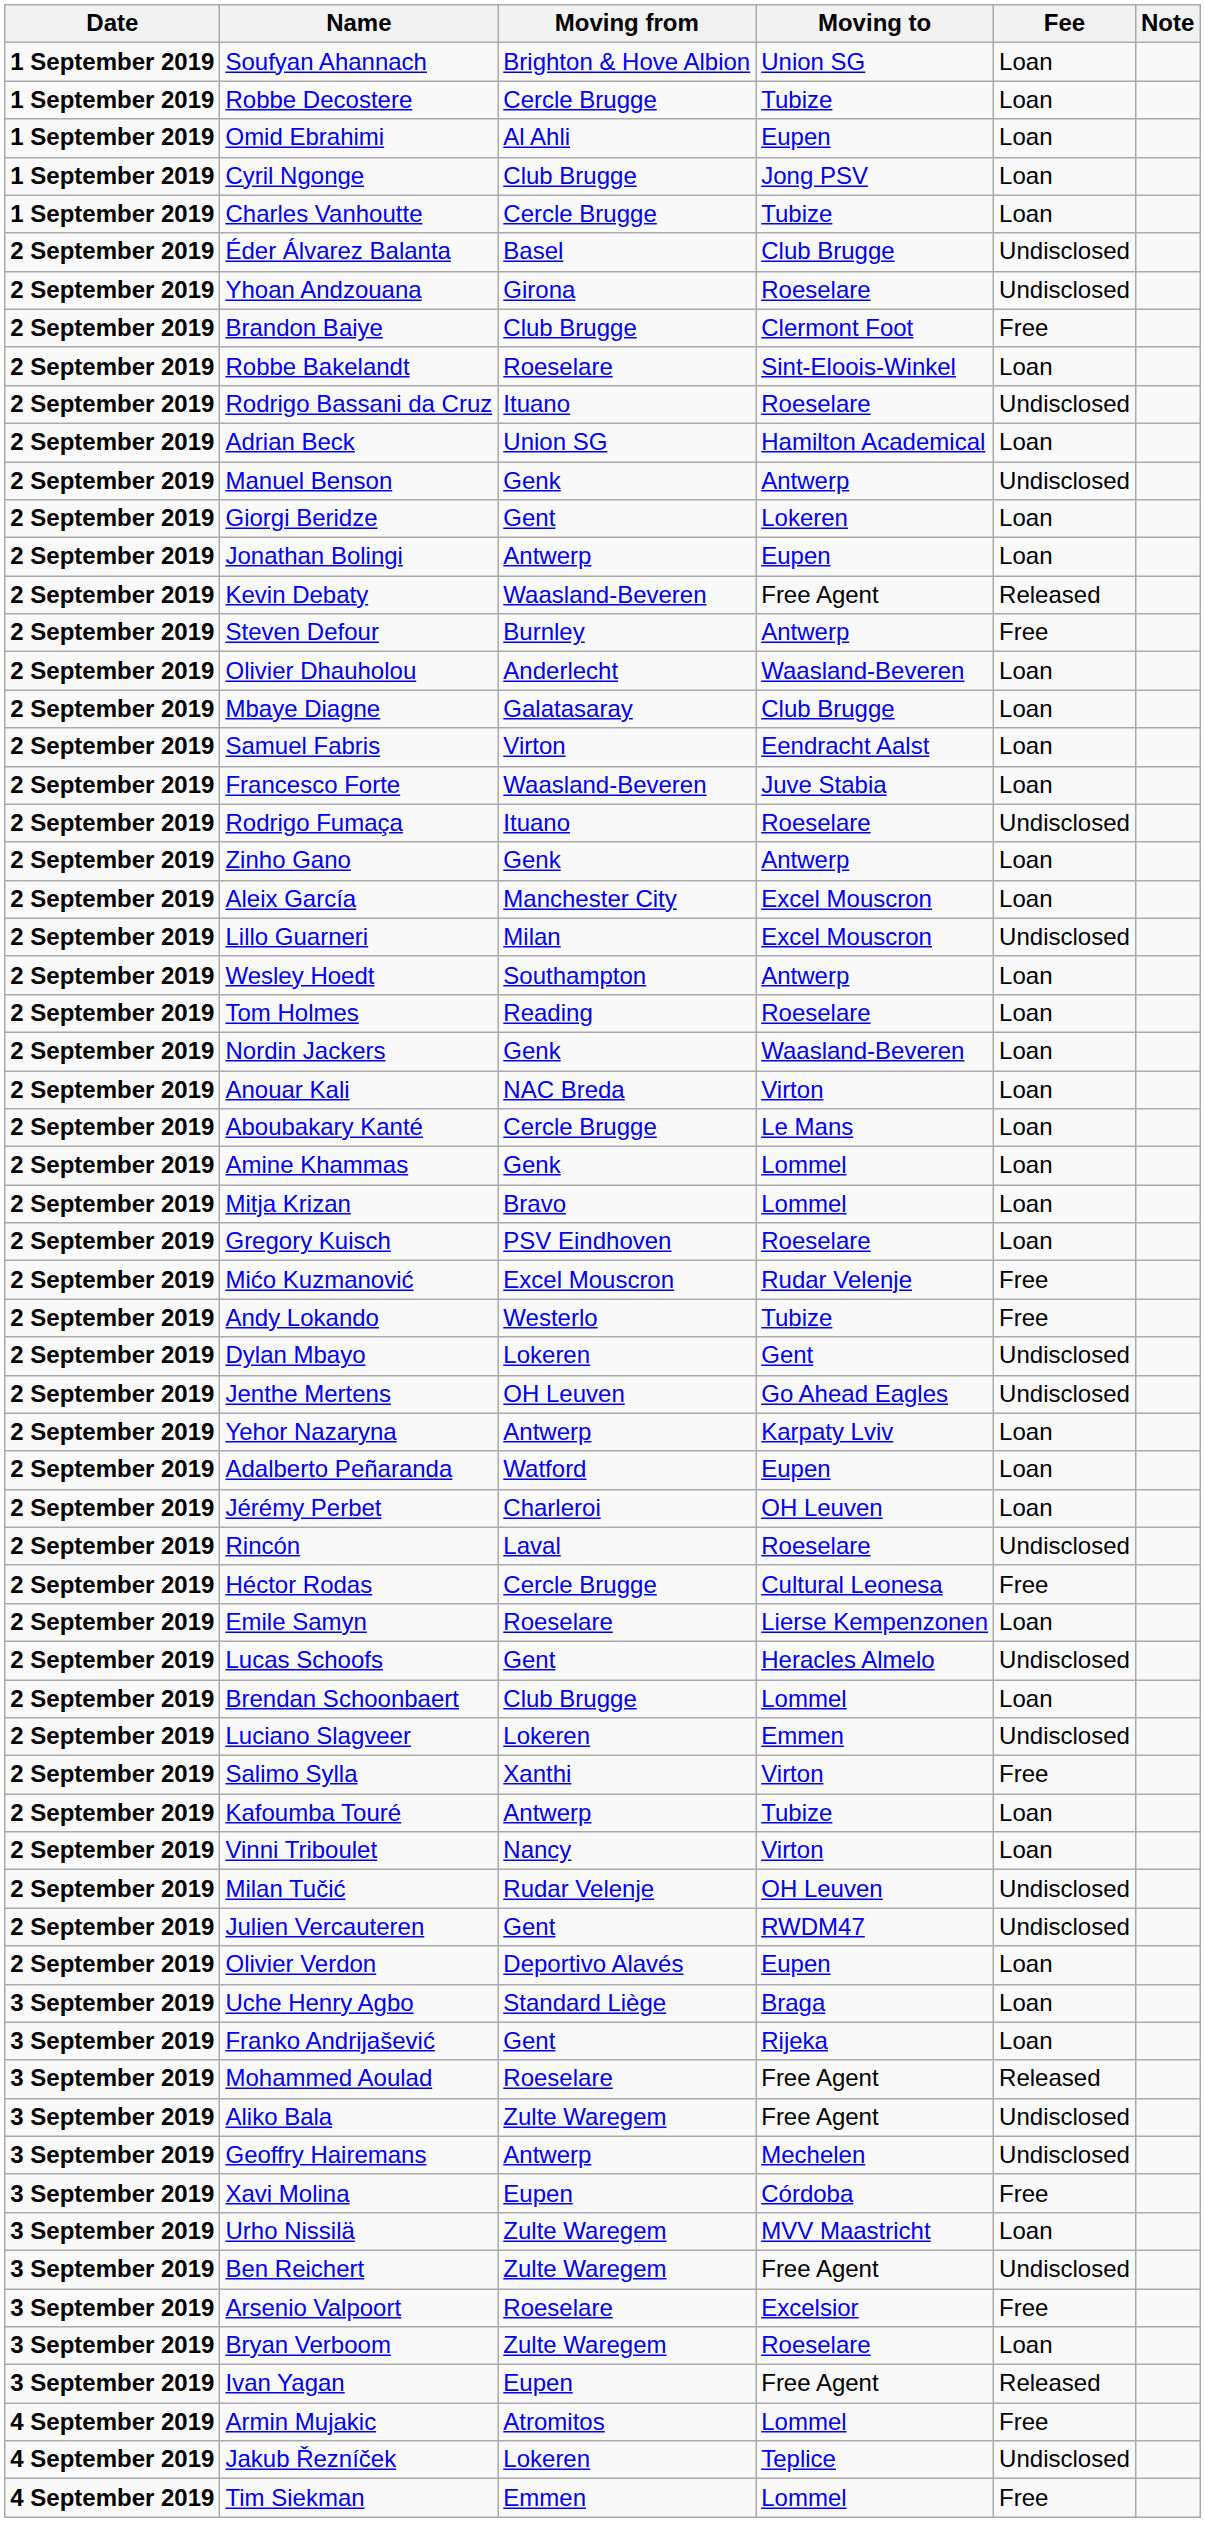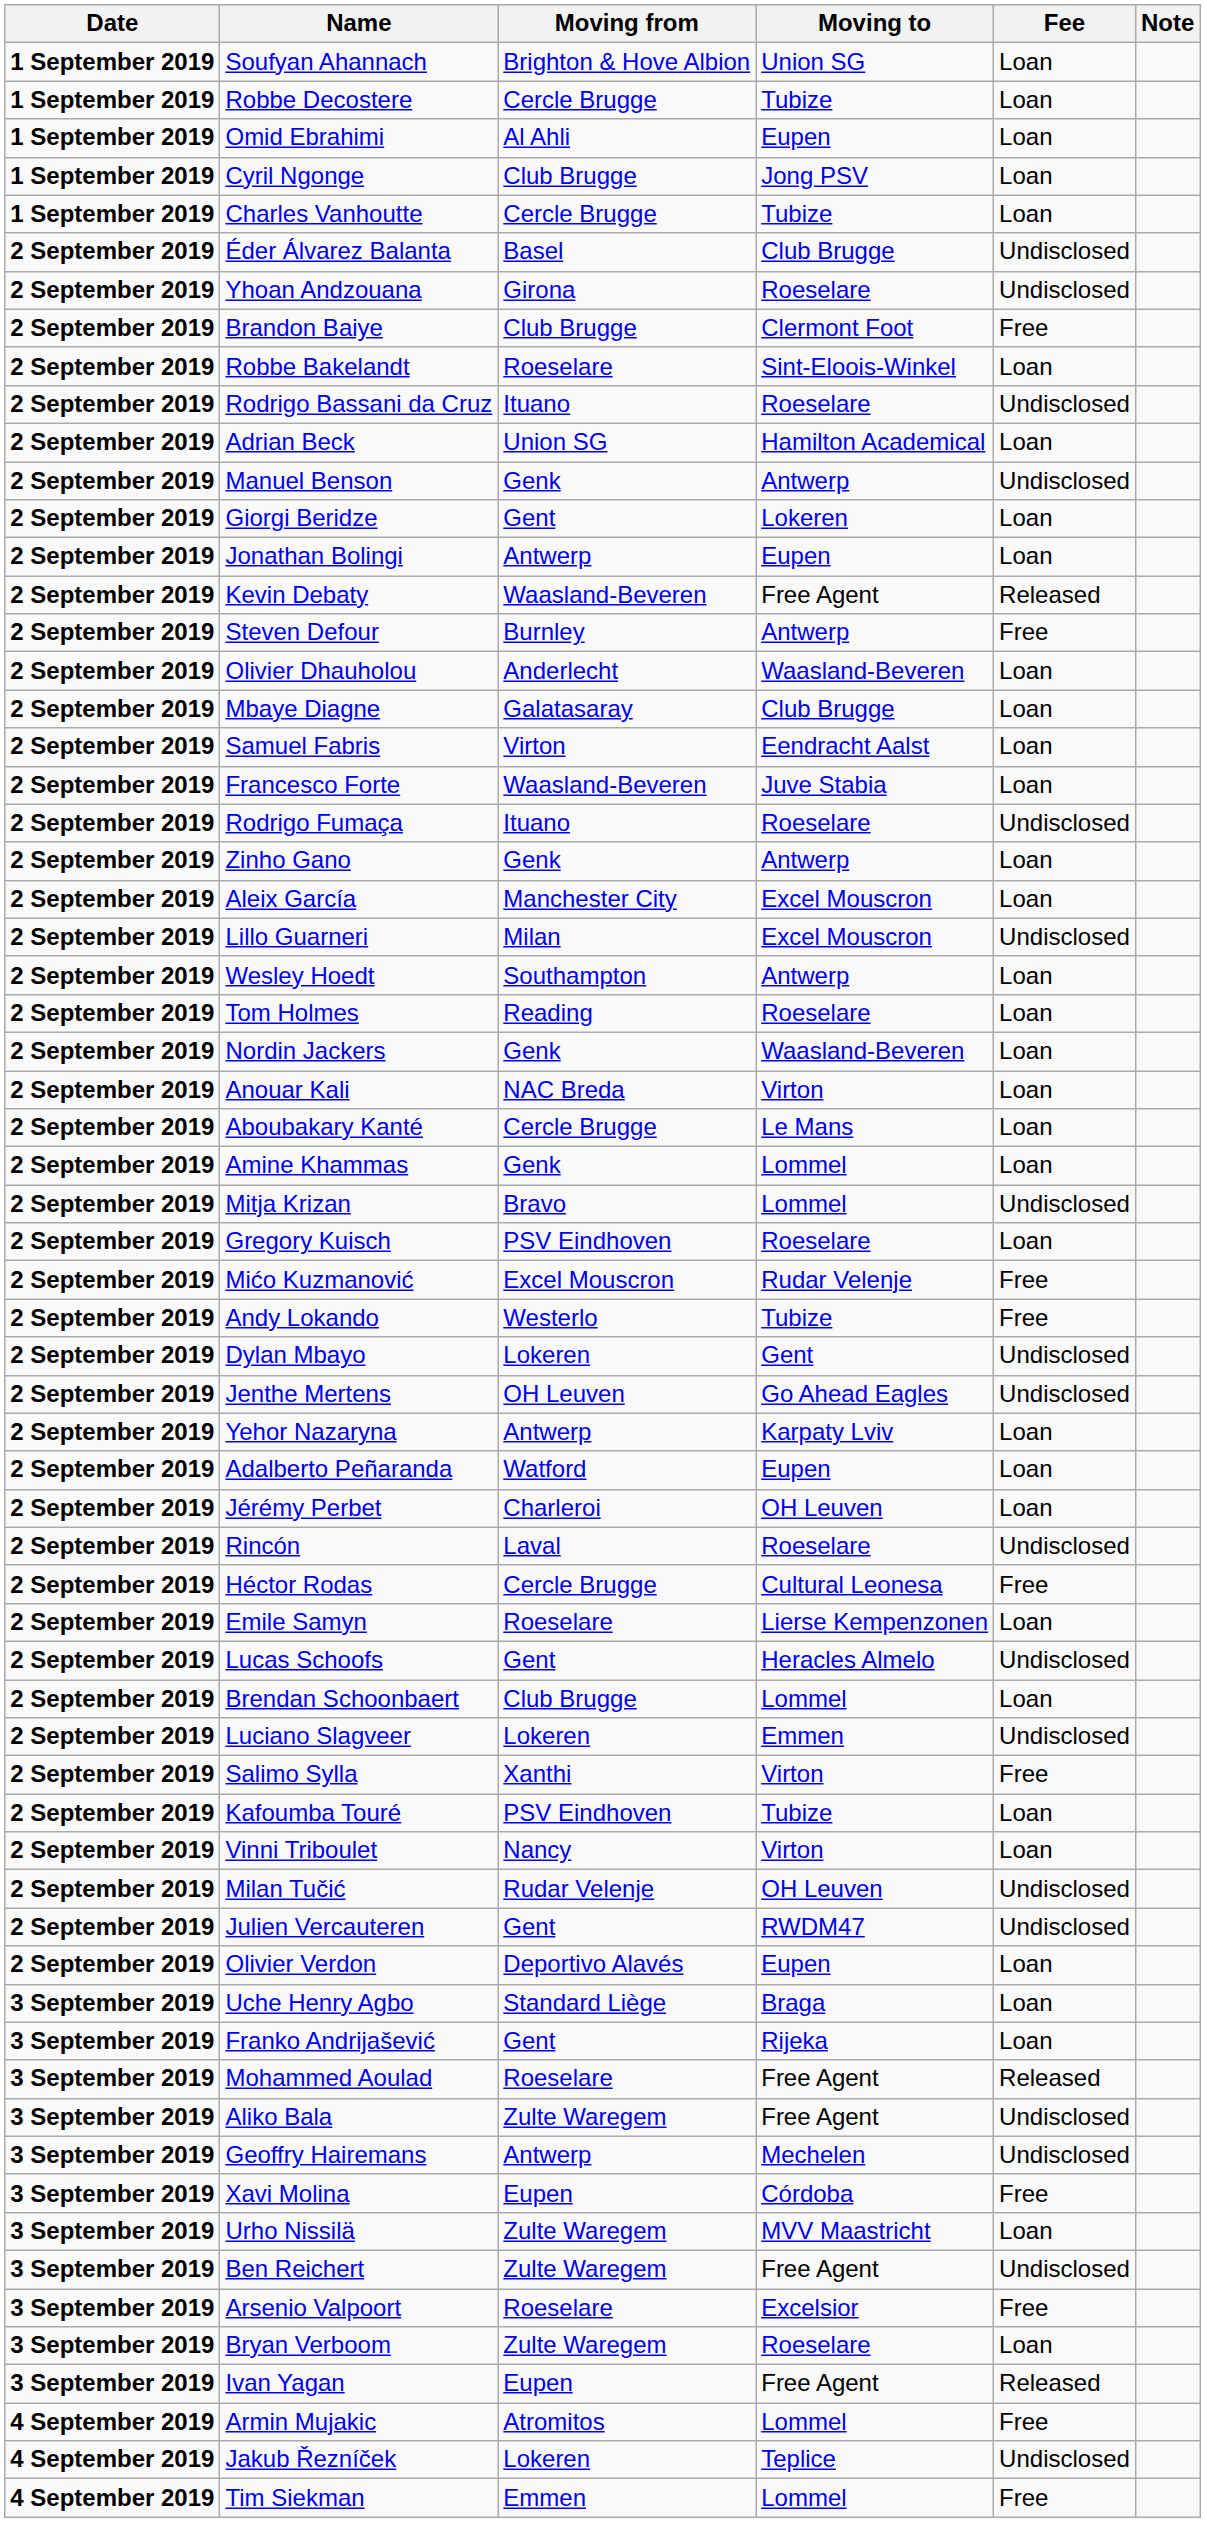(1026, 1203) Loan -> (1064, 1203) Undisclosed
(547, 1812) Antwerp -> (587, 1812) PSV Eindhoven
